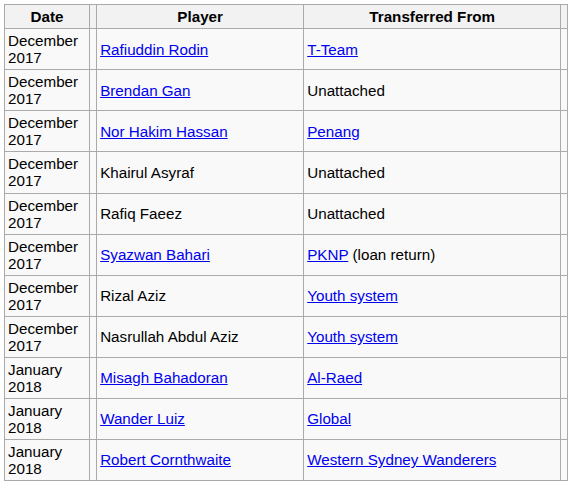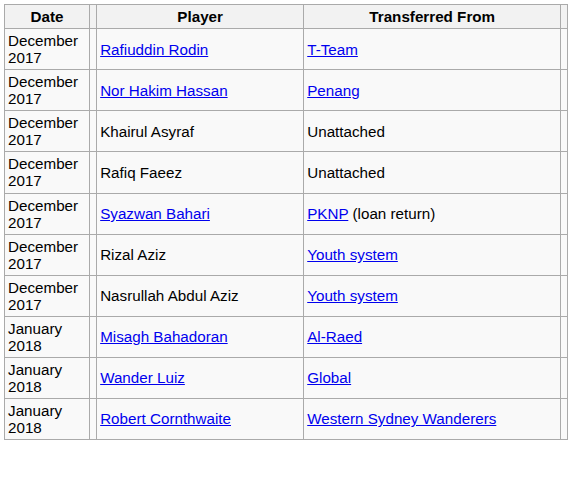- row: (145, 90)
